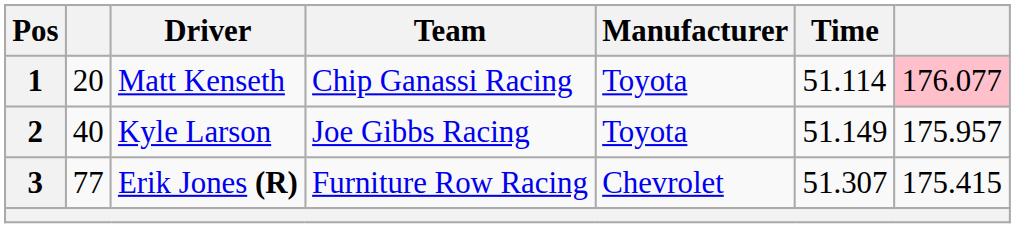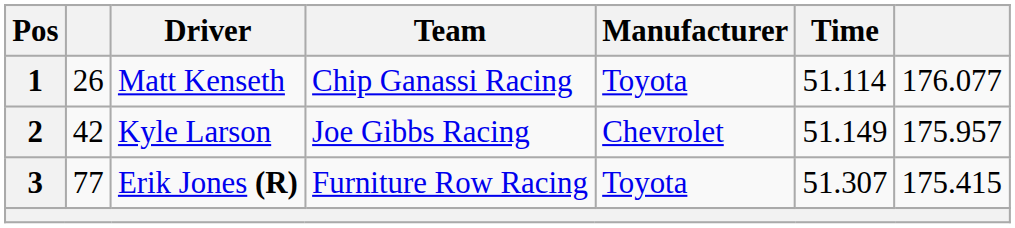(88, 81) 20 -> (88, 81) 26
(952, 81) pink background -> (952, 81) no background
(88, 131) 40 -> (88, 131) 42
(645, 131) Toyota -> (663, 131) Chevrolet
(663, 182) Chevrolet -> (645, 182) Toyota
